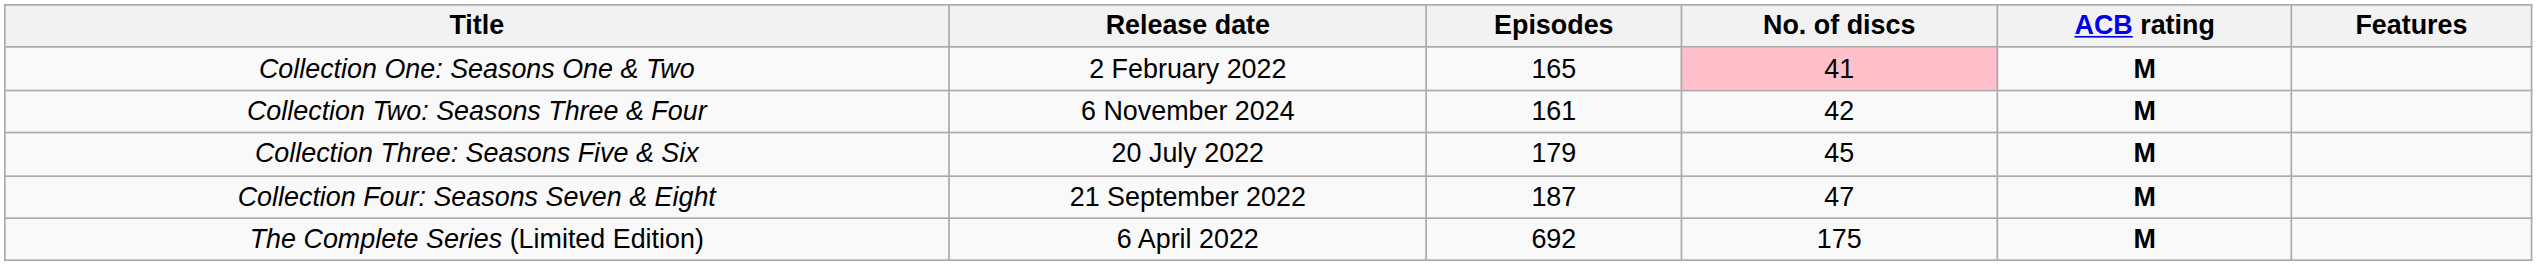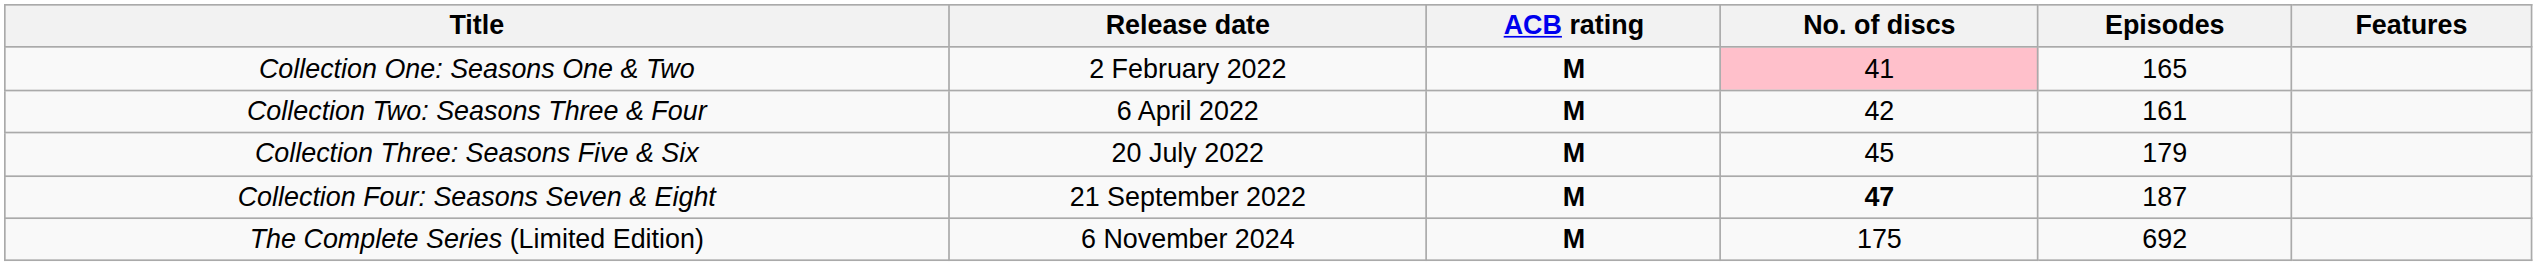columns swapped: (1554, 25) <-> (2145, 25)
(1188, 111) 6 November 2024 -> (1188, 111) 6 April 2022
(1839, 196) normal -> (1879, 196) bold
(1188, 238) 6 April 2022 -> (1188, 238) 6 November 2024
